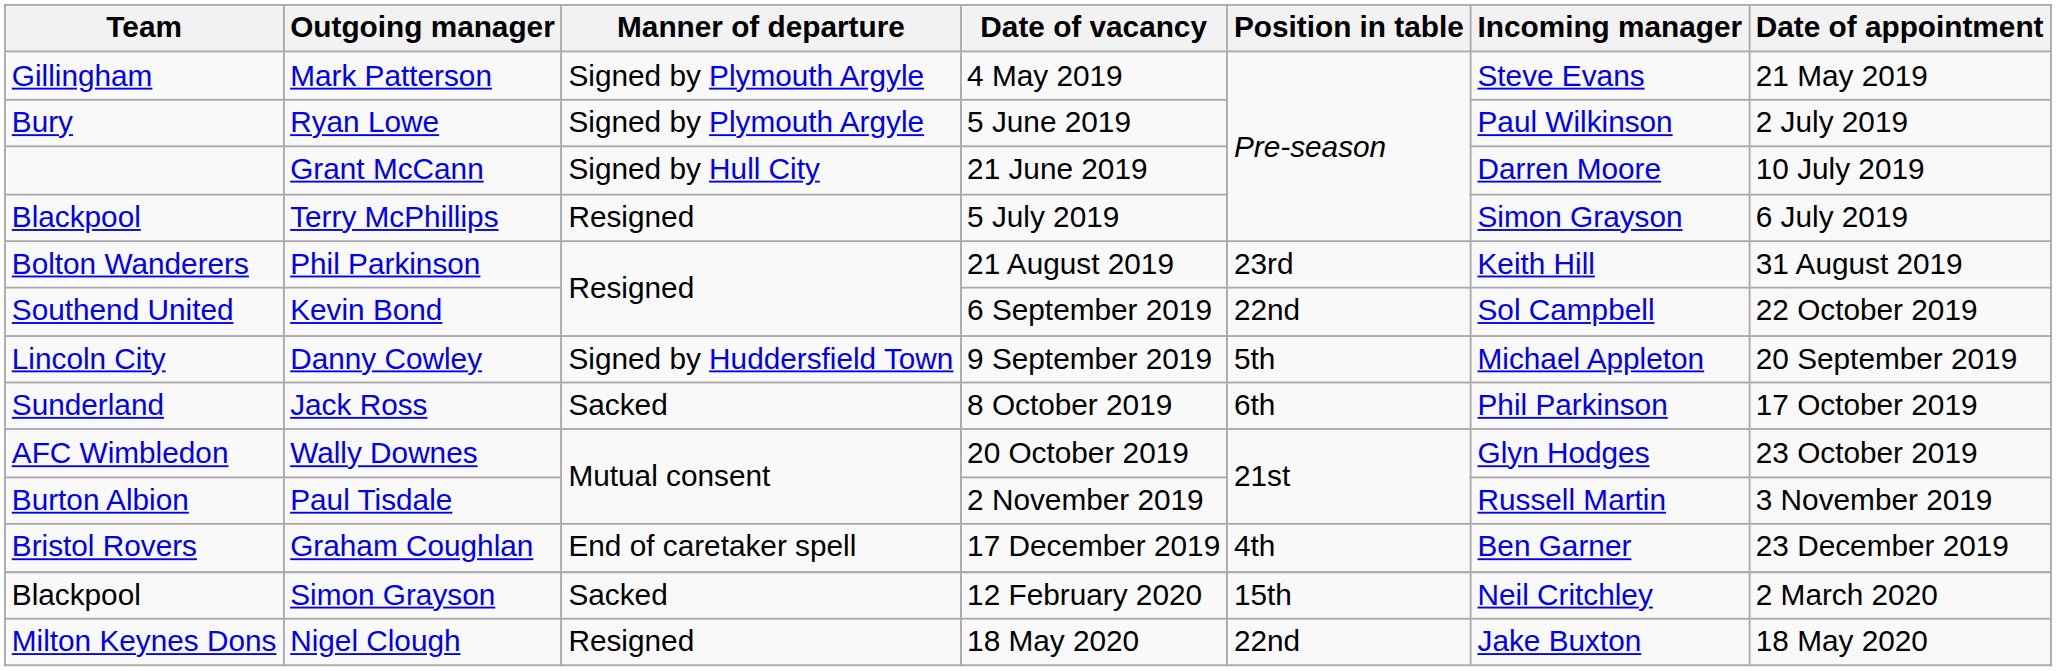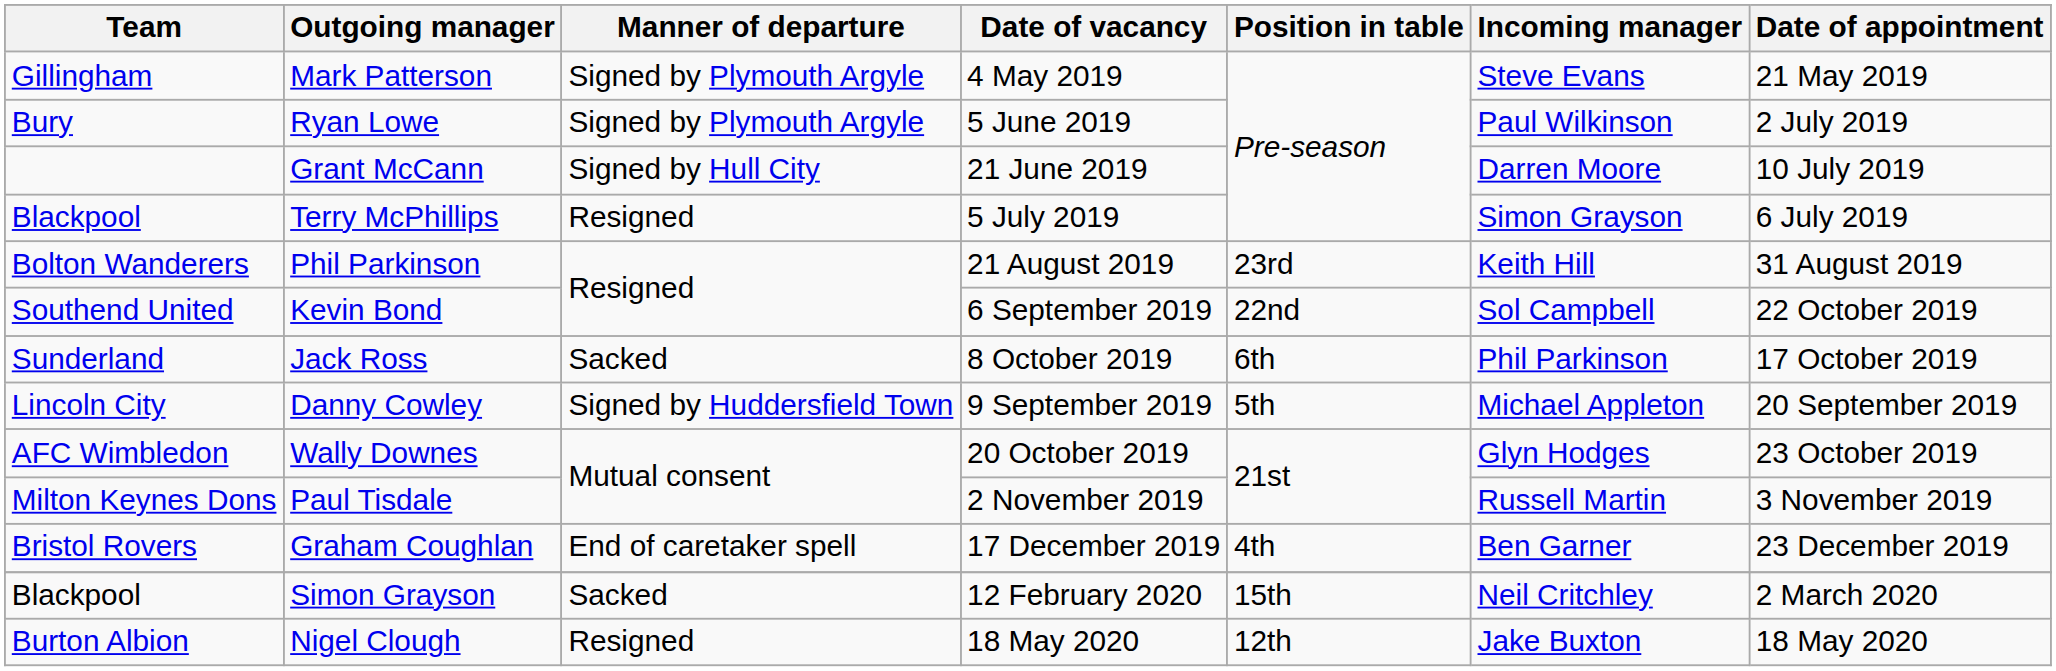rows swapped: (386, 358) <-> (359, 405)
(100, 500) Burton Albion -> (144, 500) Milton Keynes Dons
(144, 641) Milton Keynes Dons -> (100, 641) Burton Albion
(1267, 641) 22nd -> (1263, 641) 12th
